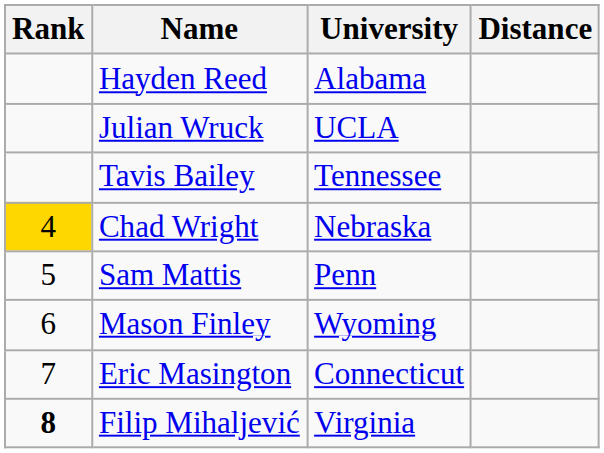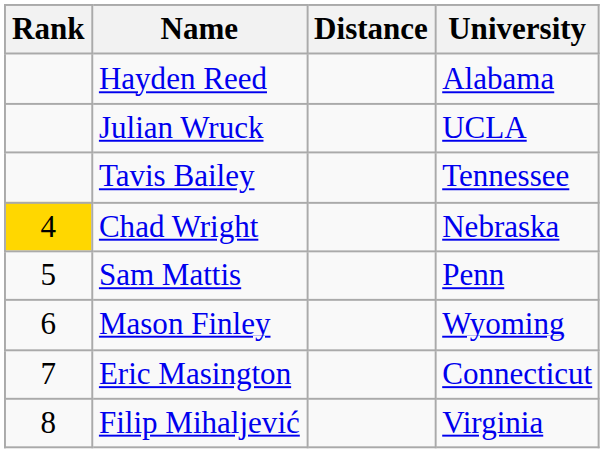columns swapped: (389, 29) <-> (535, 29)
(48, 422) bold -> (48, 422) normal
